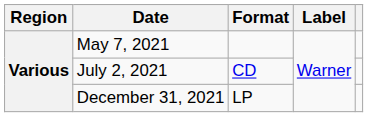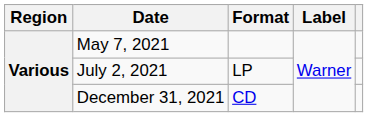(244, 71) CD -> (242, 71) LP
(242, 97) LP -> (244, 97) CD
